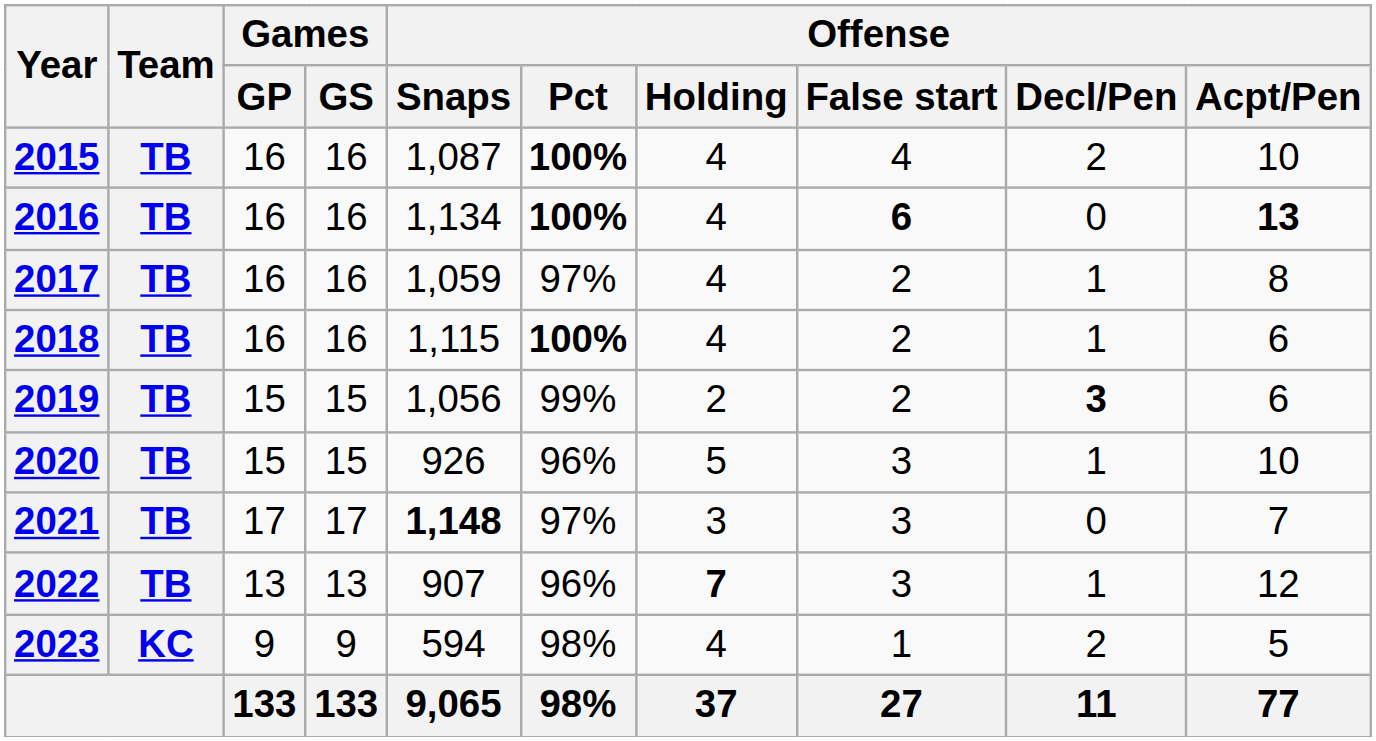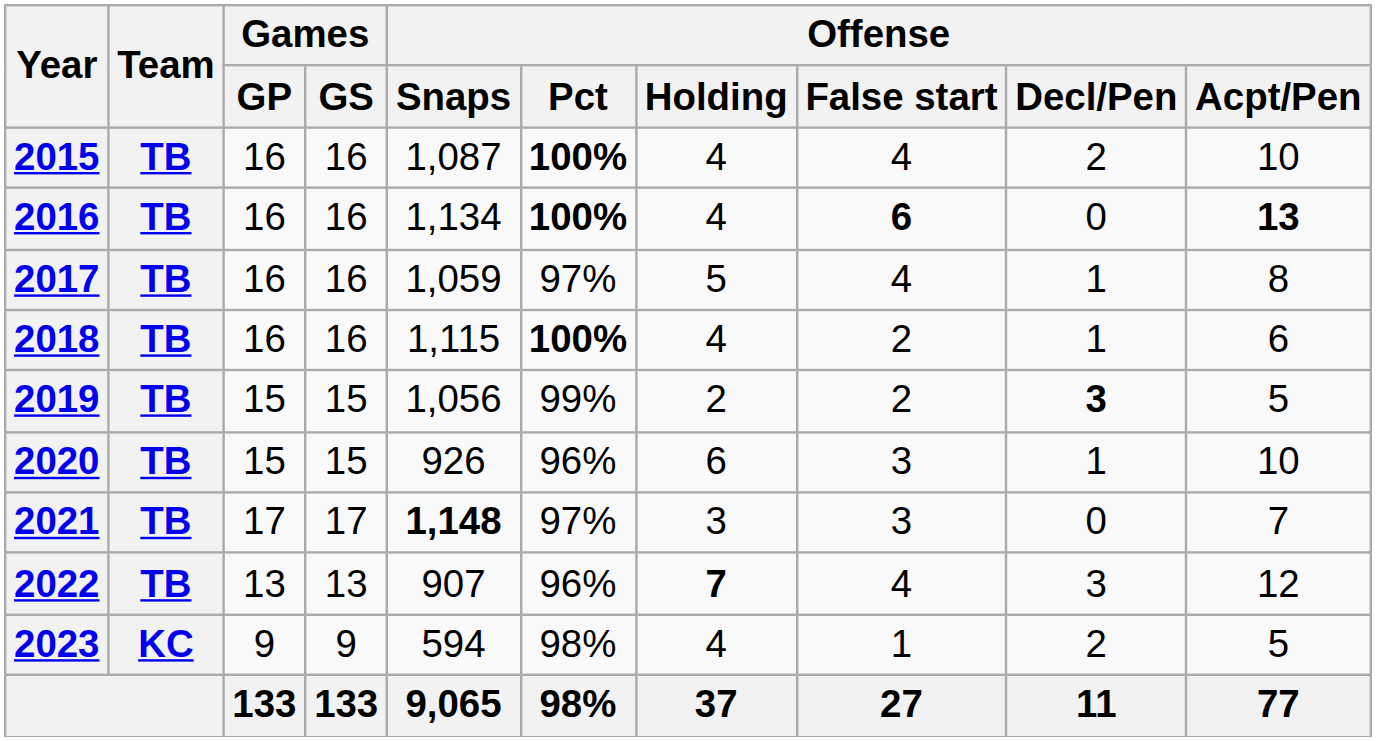(716, 278) 4 -> (716, 278) 5
(901, 278) 2 -> (901, 278) 4
(1278, 400) 6 -> (1278, 400) 5
(716, 461) 5 -> (716, 461) 6
(901, 583) 3 -> (901, 583) 4
(1096, 583) 1 -> (1096, 583) 3
